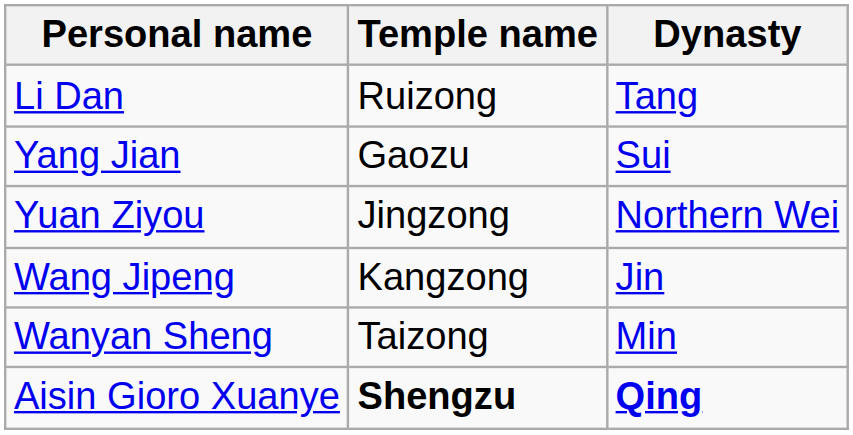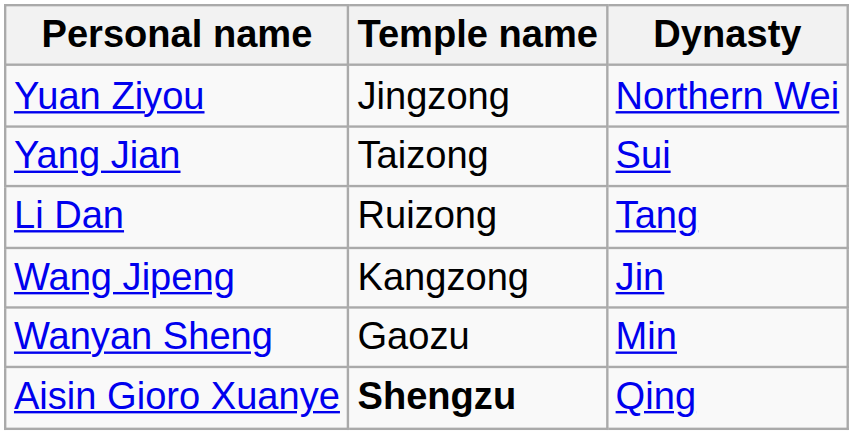rows swapped: (109, 215) <-> (69, 95)
(414, 155) Gaozu -> (423, 155) Taizong
(423, 336) Taizong -> (414, 336) Gaozu
(659, 397) bold -> (656, 397) normal
